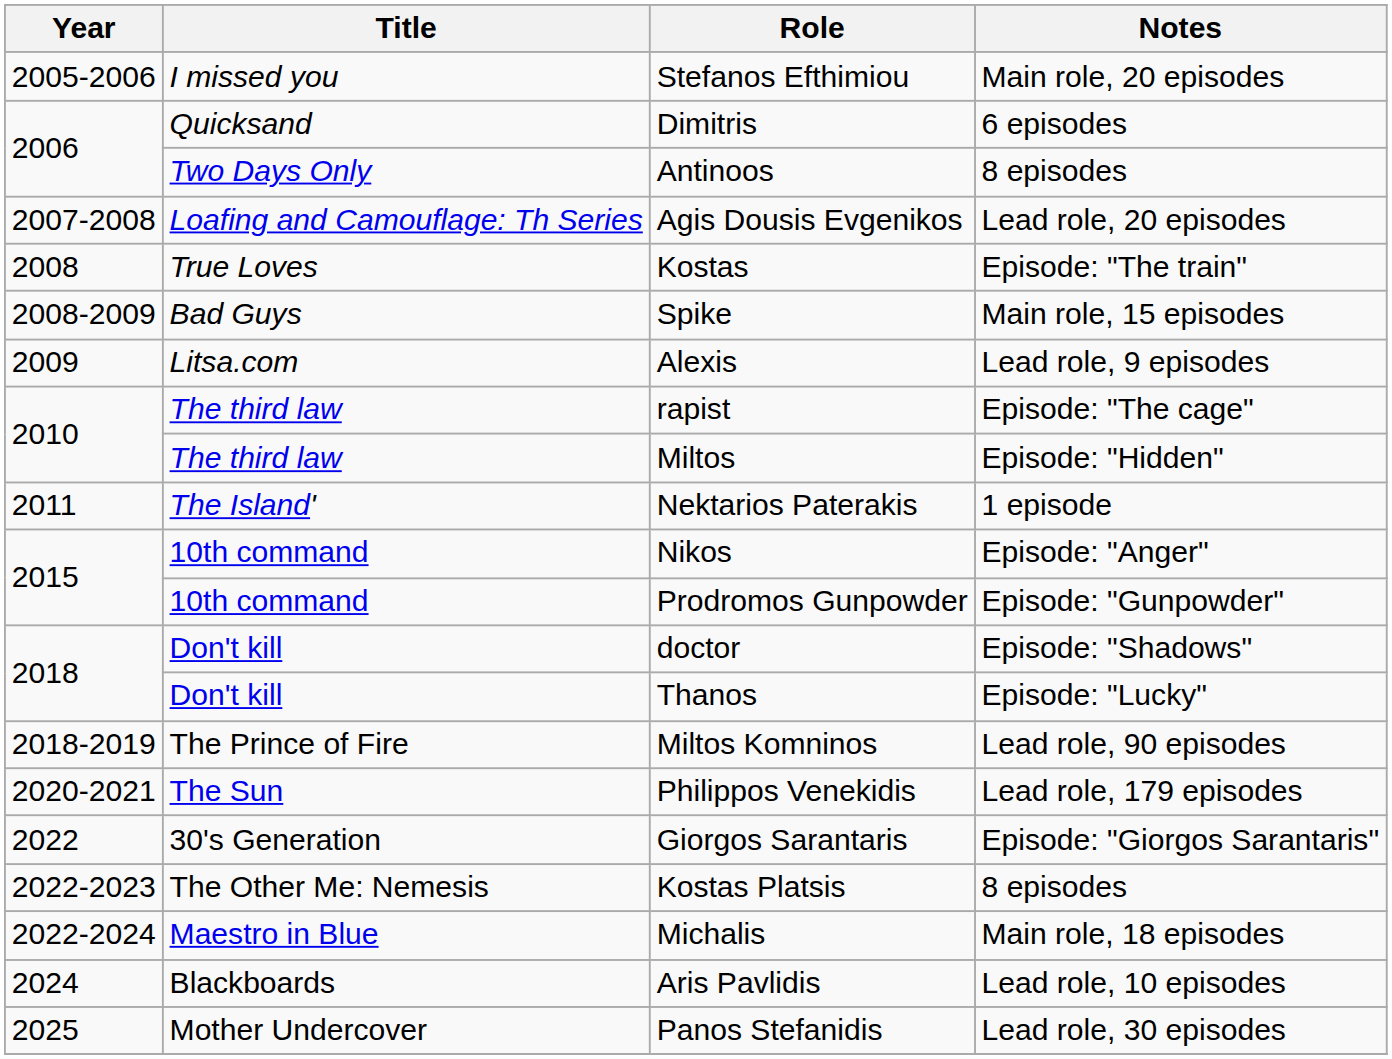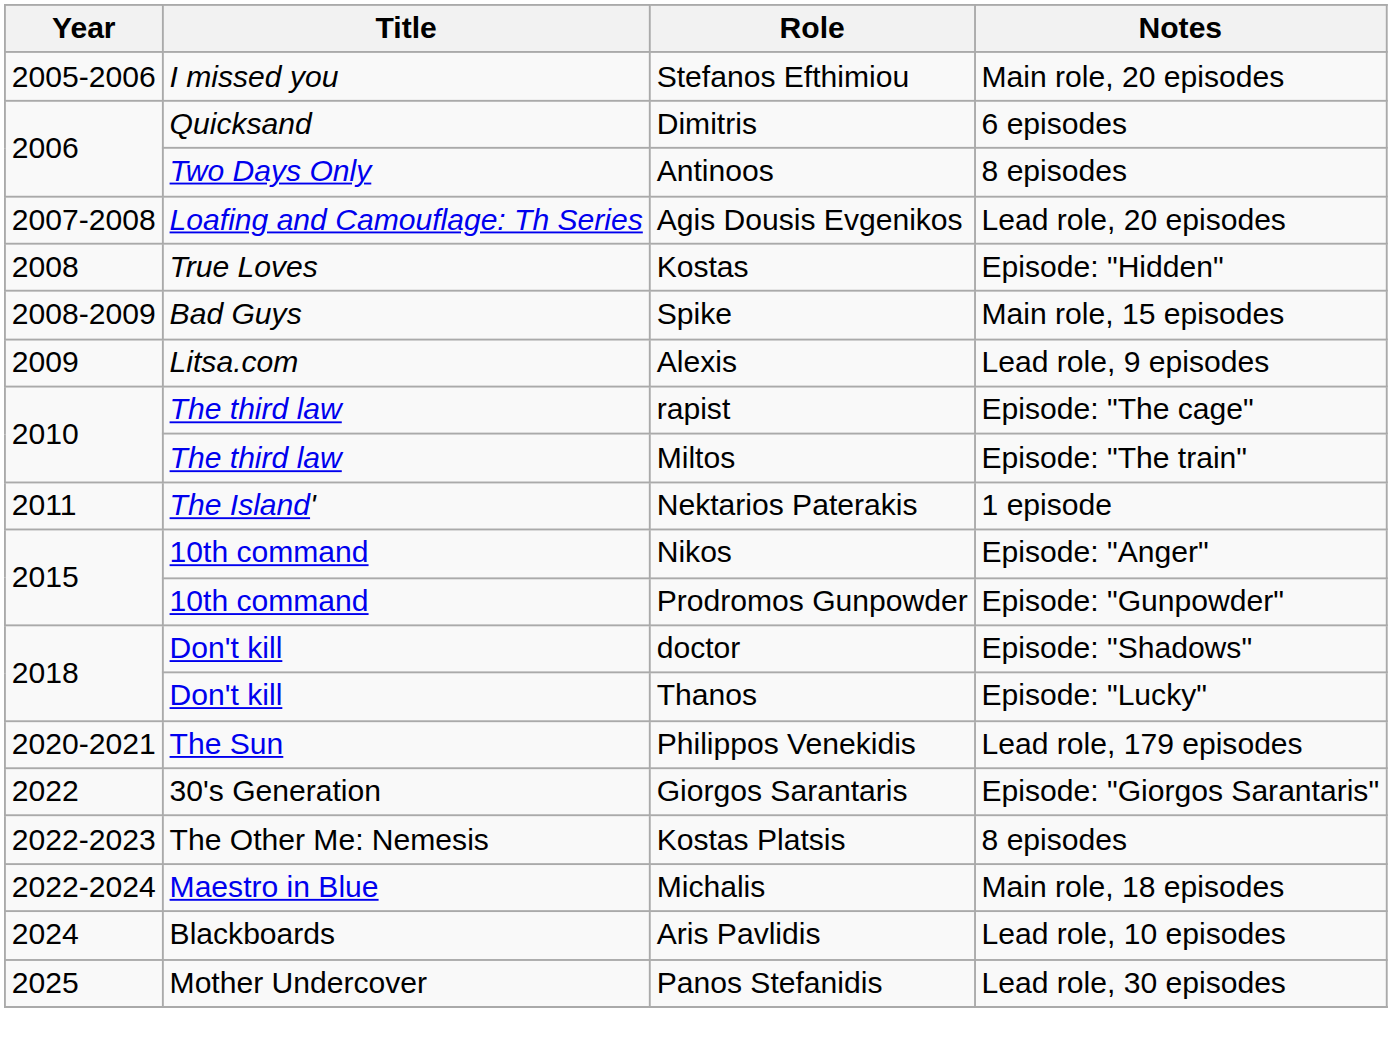(1114, 266) Episode: "The train" -> (1103, 266) Episode: "Hidden"
(1103, 457) Episode: "Hidden" -> (1114, 457) Episode: "The train"
- row: (767, 743)
